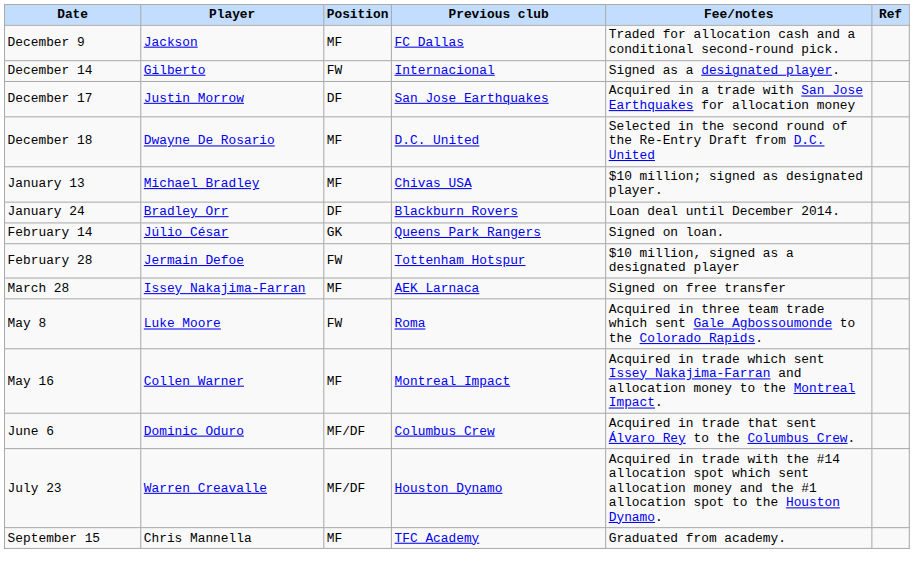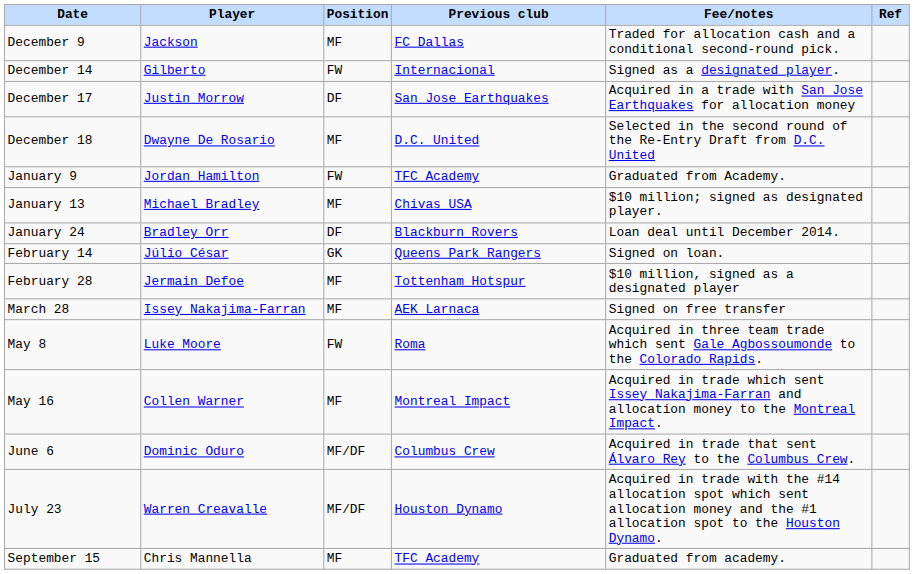+ row: (42, 177)
(334, 261) FW -> (334, 282) MF
